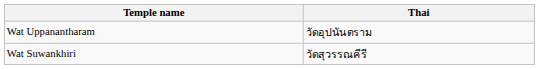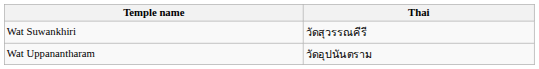rows swapped: (41, 54) <-> (51, 32)
